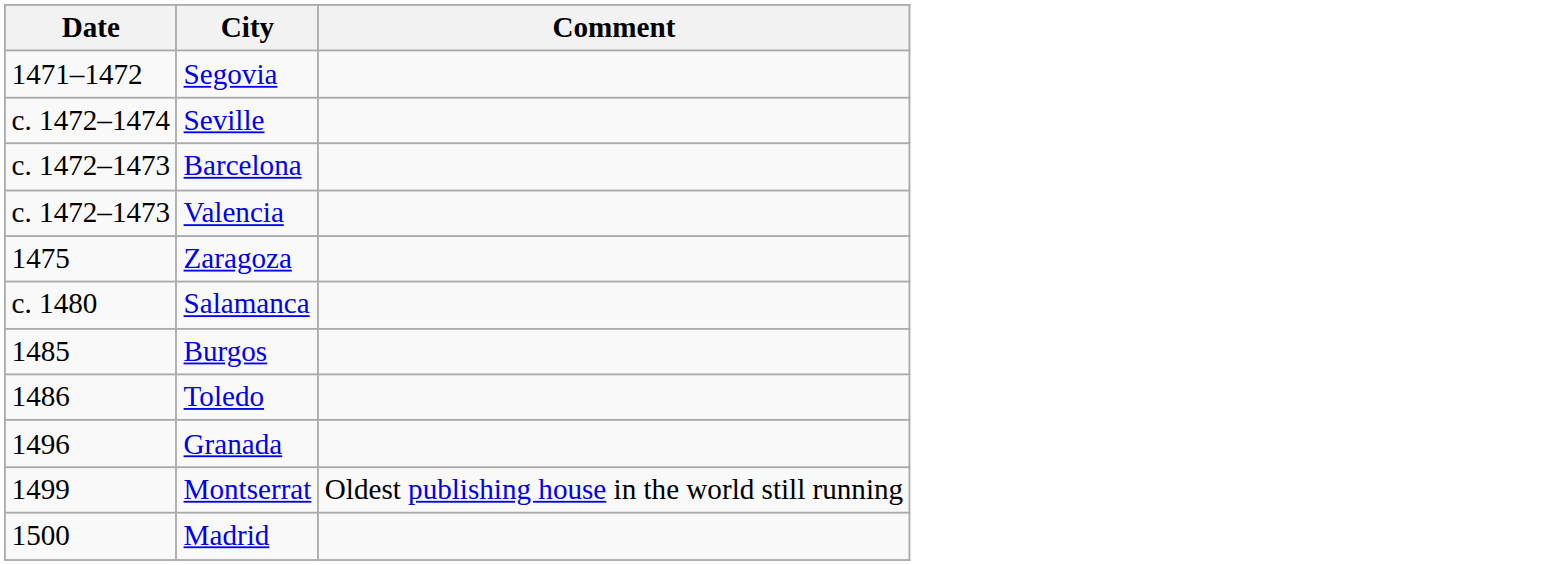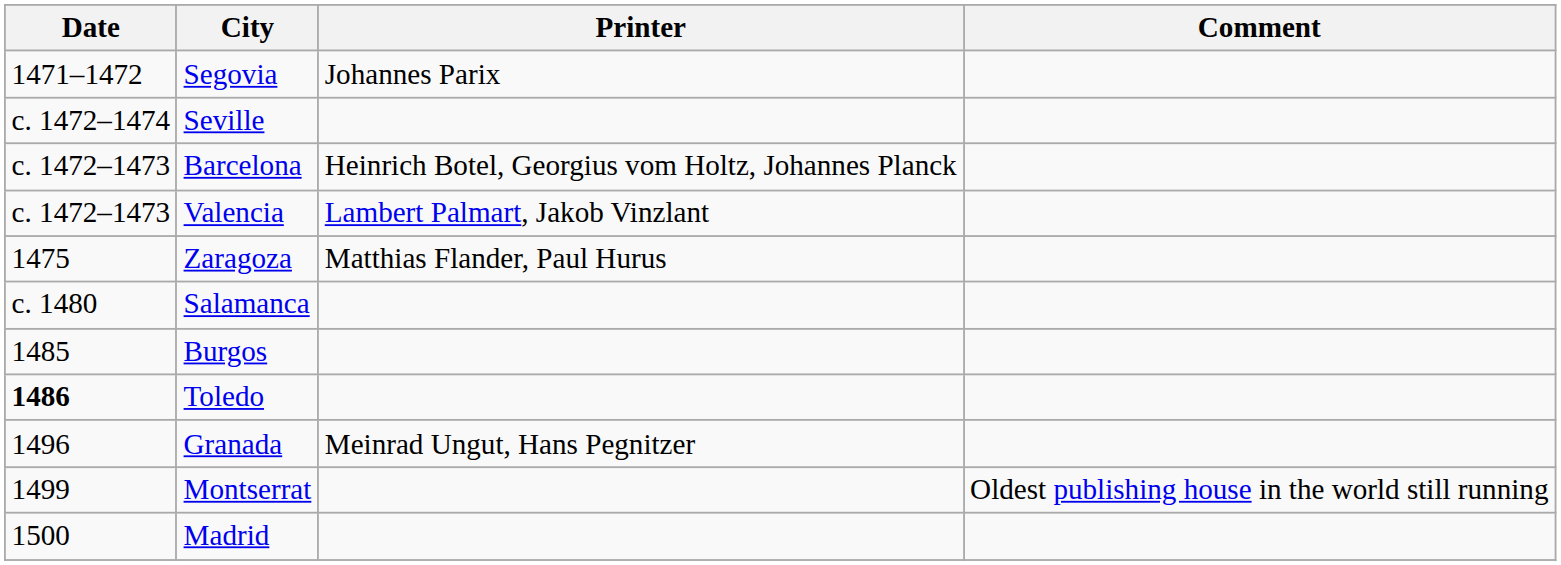+ column: (641, 27)
(41, 397) normal -> (41, 397) bold
